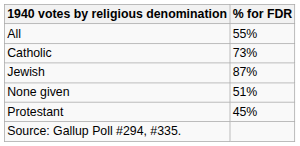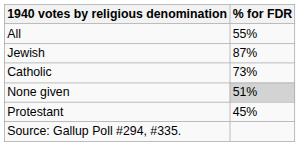rows swapped: (26, 72) <-> (29, 53)
(245, 92) no background -> (245, 92) lightgrey background
